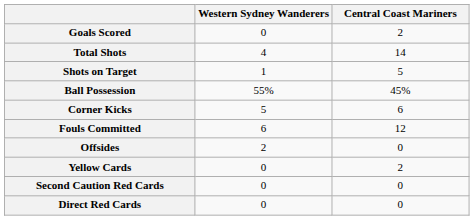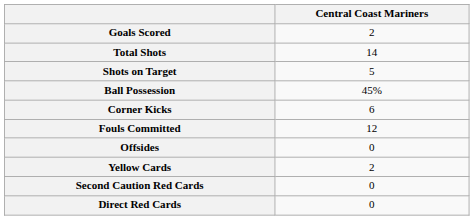- column: (264, 14)
